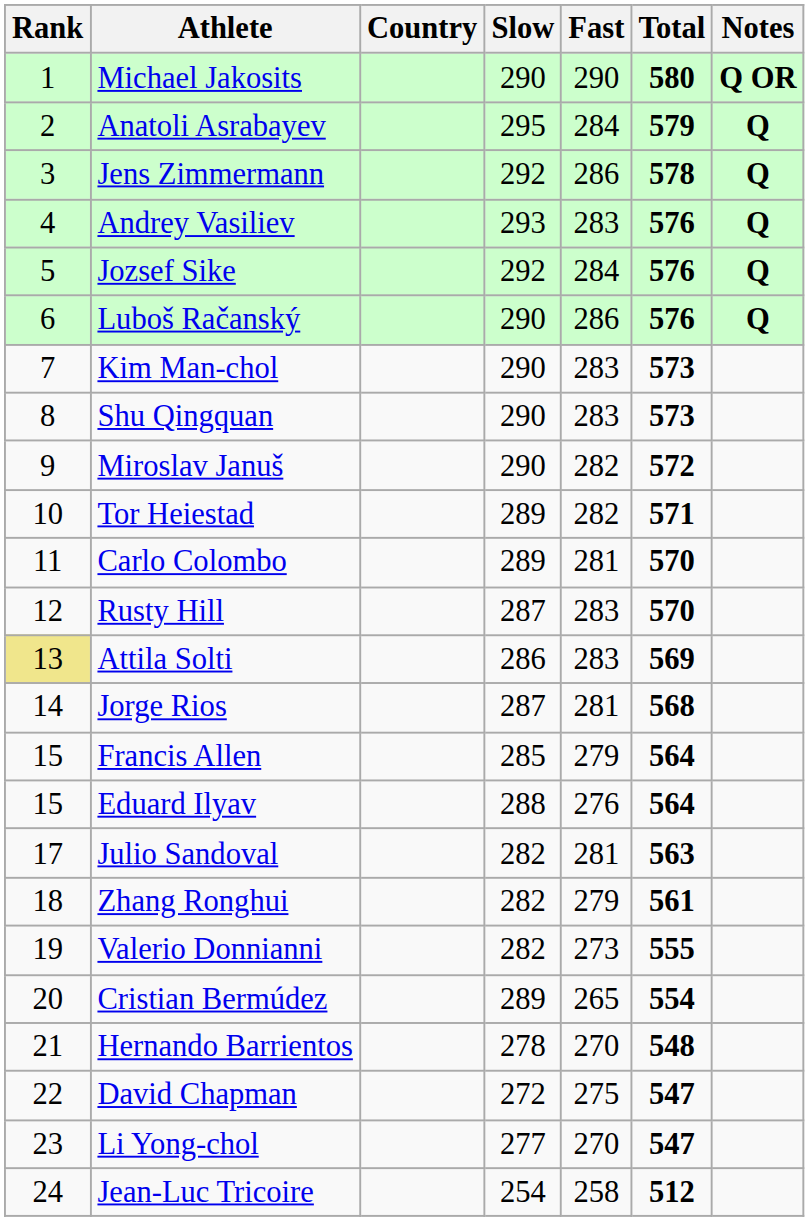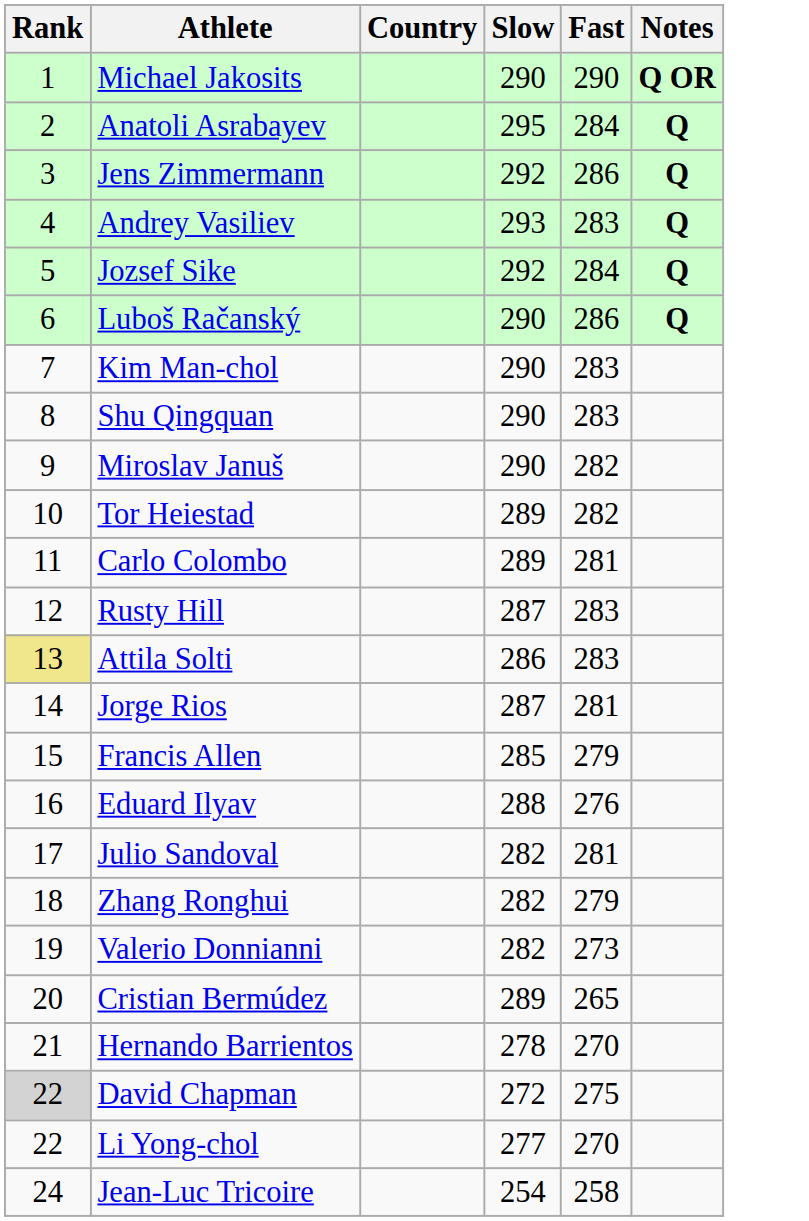- column: (672, 28)
(48, 804) 15 -> (48, 804) 16
(48, 1094) no background -> (48, 1094) lightgrey background
(48, 1143) 23 -> (48, 1143) 22
